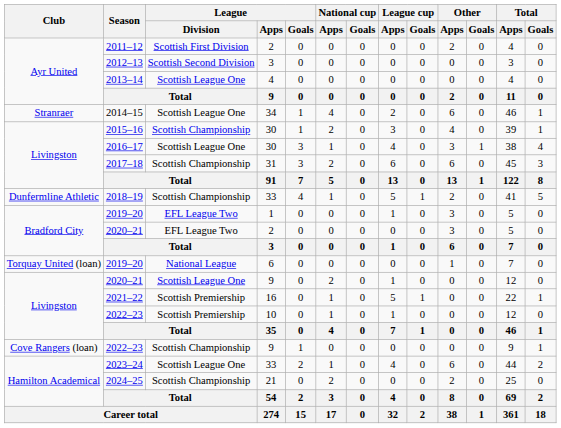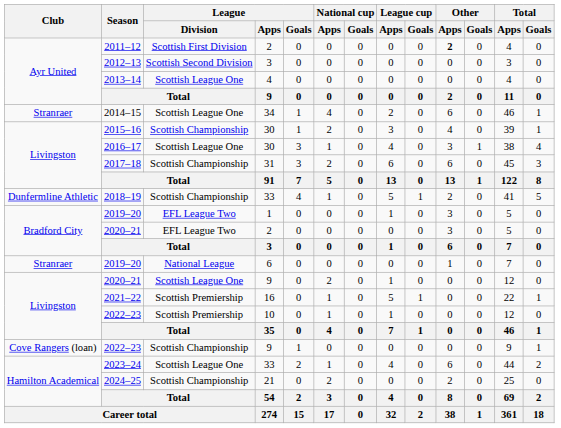(452, 46) normal -> (450, 46) bold
(54, 264) Torquay United (loan) -> (53, 264) Stranraer
